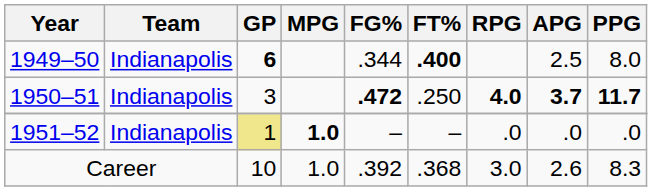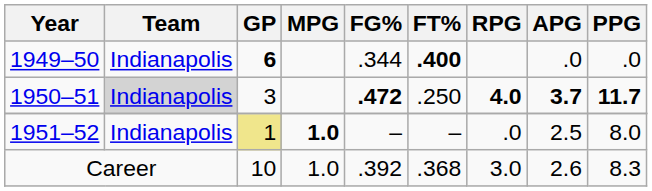(566, 59) 2.5 -> (572, 59) .0
(625, 59) 8.0 -> (631, 59) .0
(171, 96) no background -> (171, 96) lightgrey background
(572, 132) .0 -> (566, 132) 2.5
(631, 132) .0 -> (625, 132) 8.0
